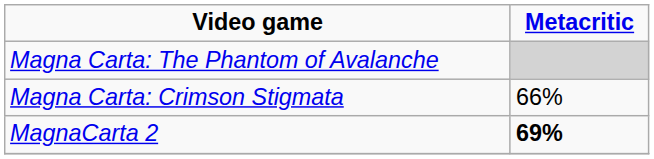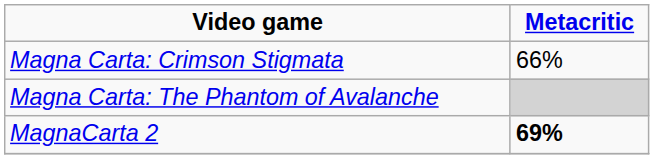rows swapped: (224, 60) <-> (177, 97)
